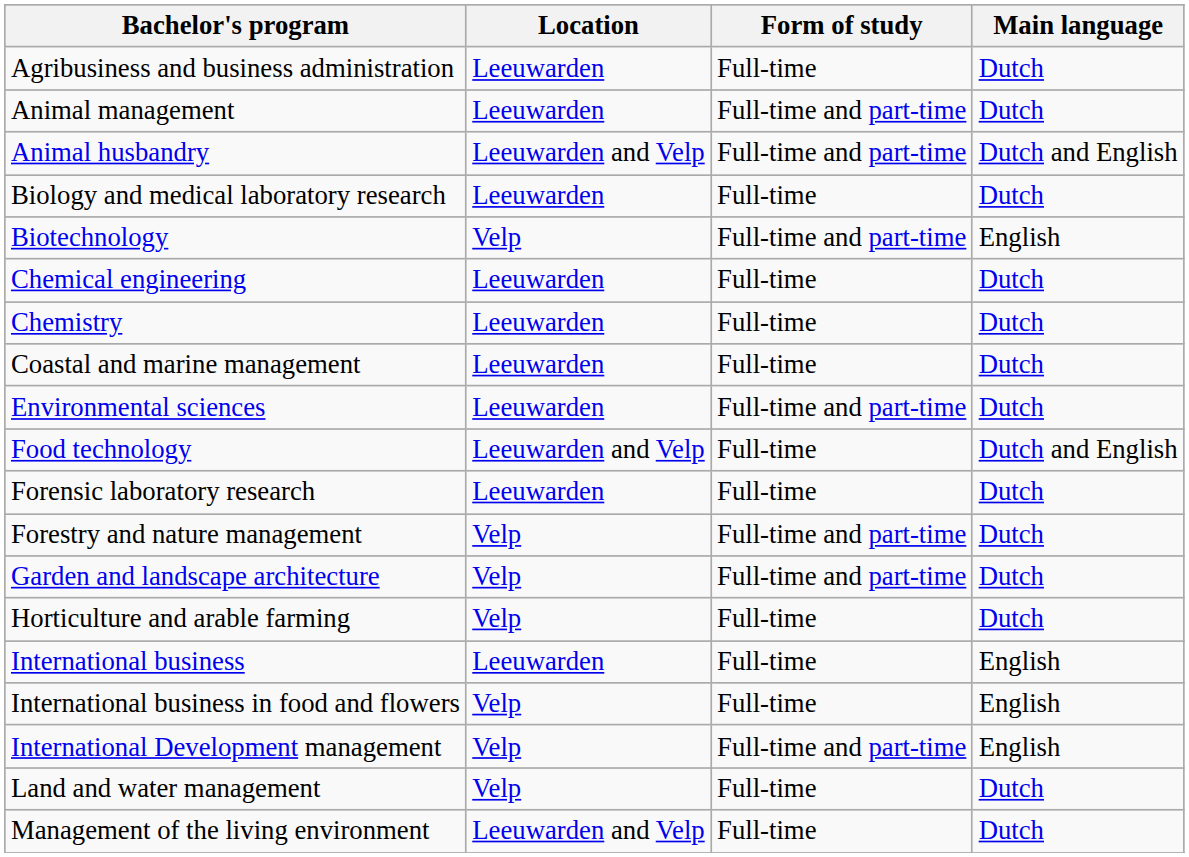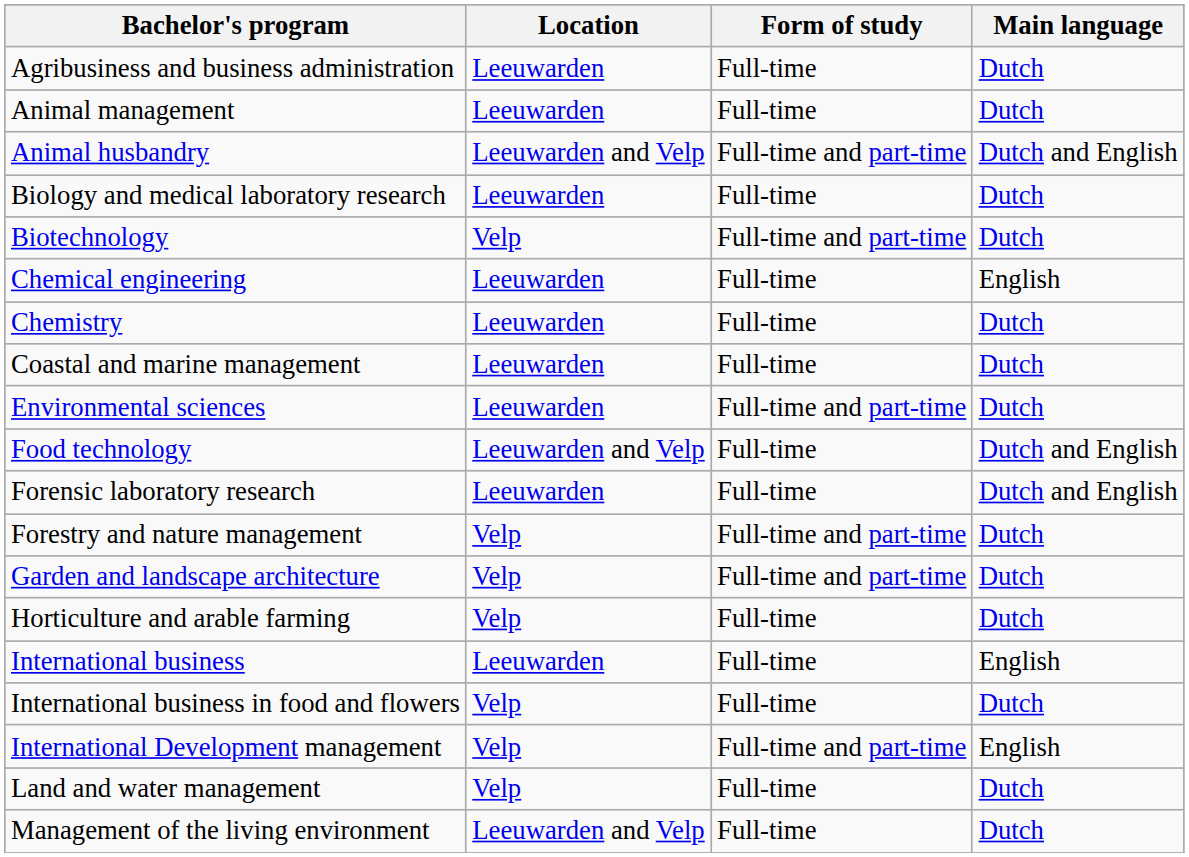(842, 110) Full-time and part-time -> (767, 110) Full-time
(1020, 237) English -> (1011, 237) Dutch
(1011, 279) Dutch -> (1020, 279) English
(1011, 491) Dutch -> (1078, 491) Dutch and English
(1020, 703) English -> (1011, 703) Dutch
